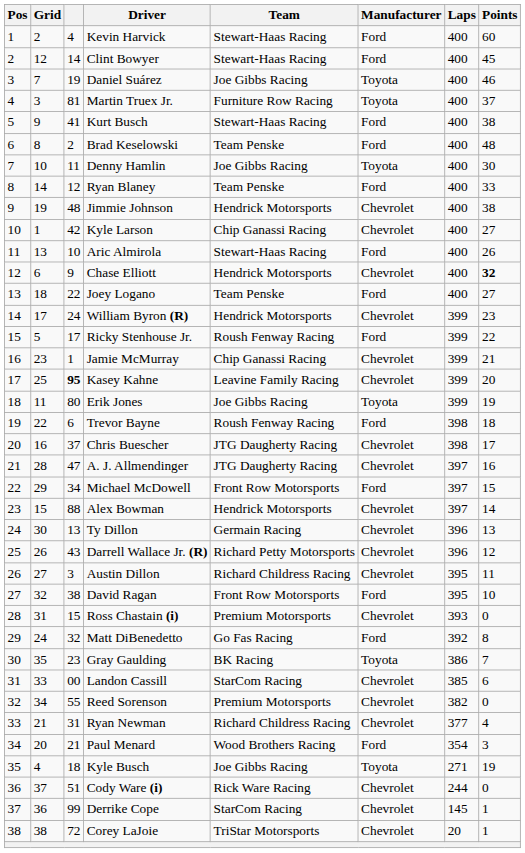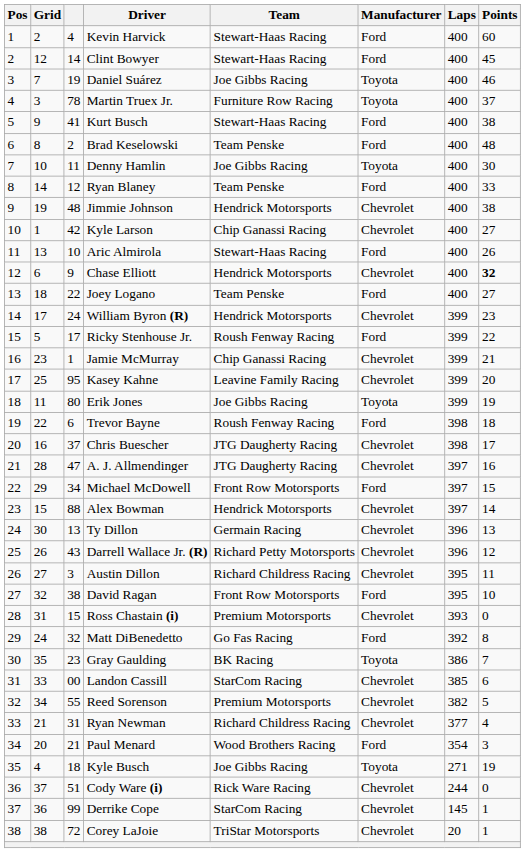(74, 100) 81 -> (74, 100) 78
(74, 379) bold -> (74, 379) normal
(485, 701) 0 -> (485, 701) 5
